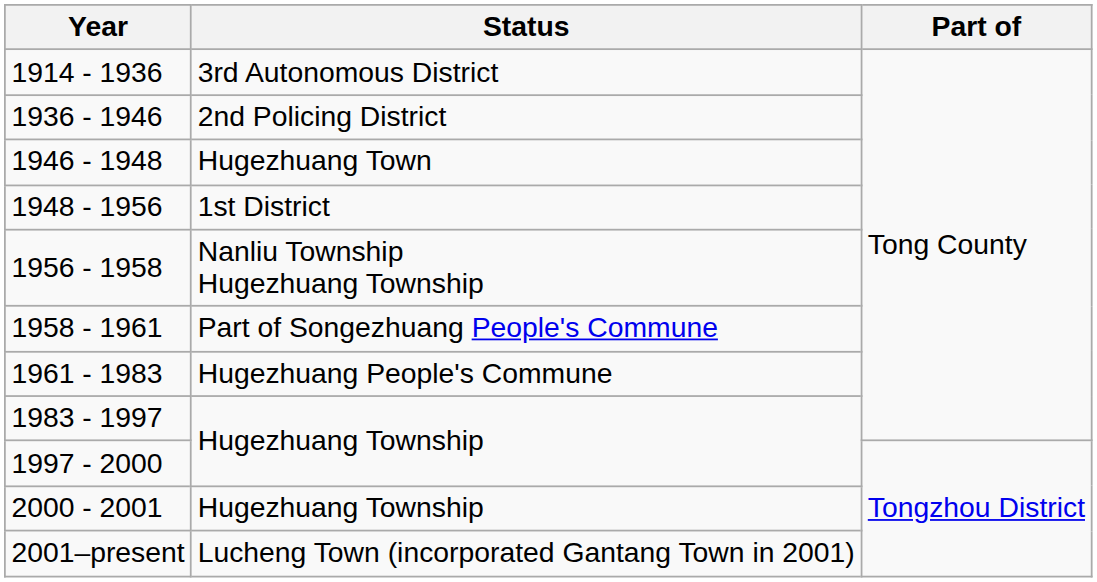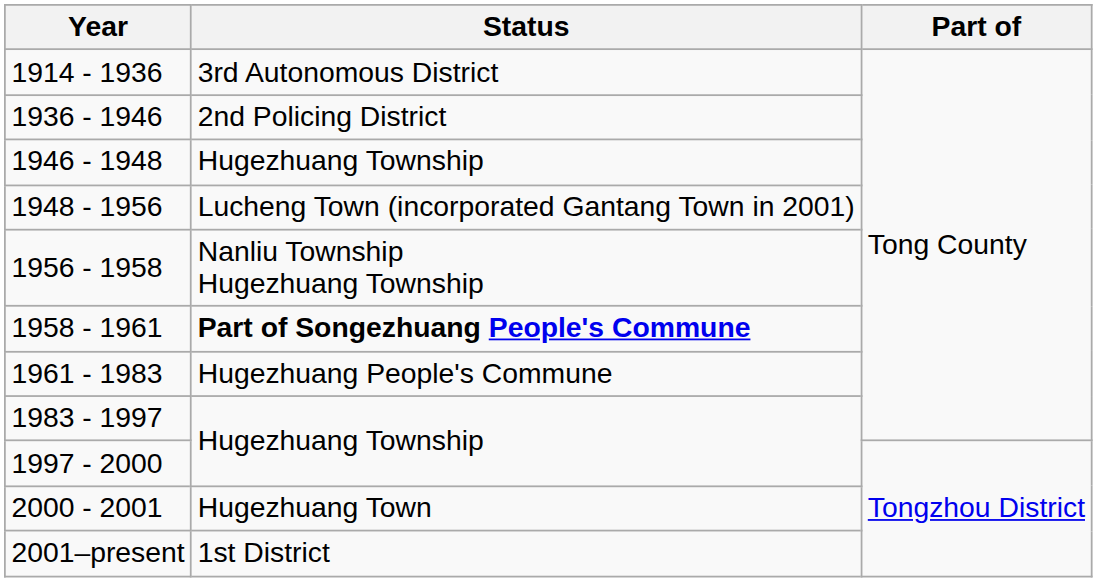(315, 161) Hugezhuang Town -> (341, 161) Hugezhuang Township
(264, 206) 1st District -> (526, 206) Lucheng Town (incorporated Gantang Town in 2001)
(458, 328) normal -> (474, 328) bold
(341, 507) Hugezhuang Township -> (315, 507) Hugezhuang Town
(526, 552) Lucheng Town (incorporated Gantang Town in 2001) -> (264, 552) 1st District
